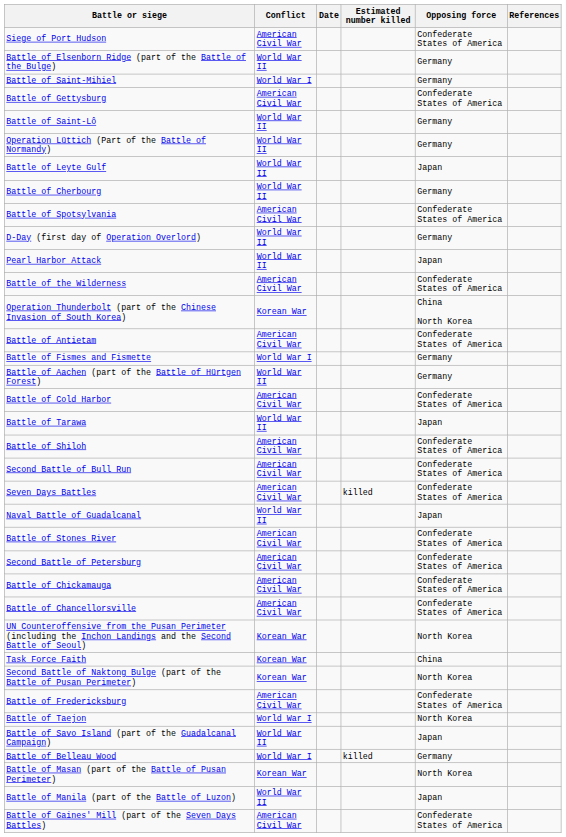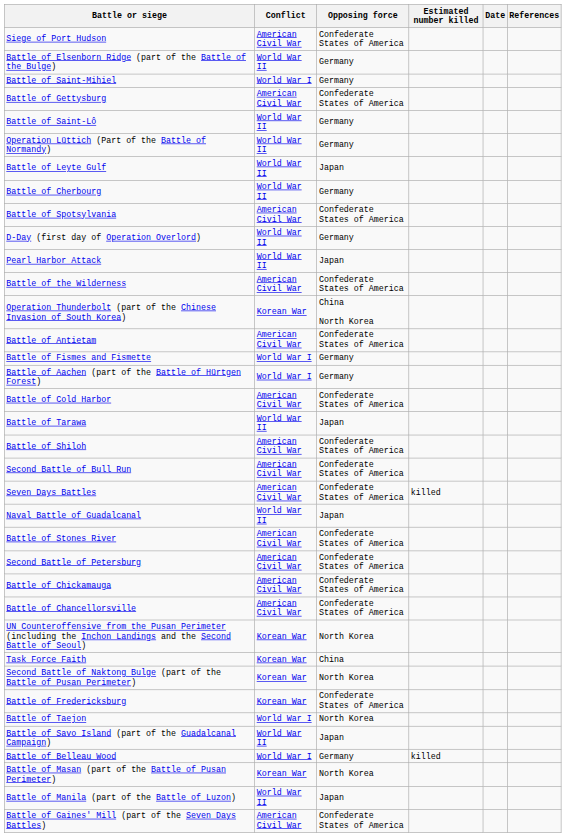columns swapped: (329, 16) <-> (461, 16)
(279, 377) World War II -> (284, 377) World War I
(279, 701) American Civil War -> (282, 701) Korean War
